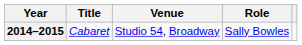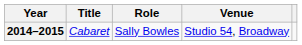columns swapped: (257, 13) <-> (167, 13)
